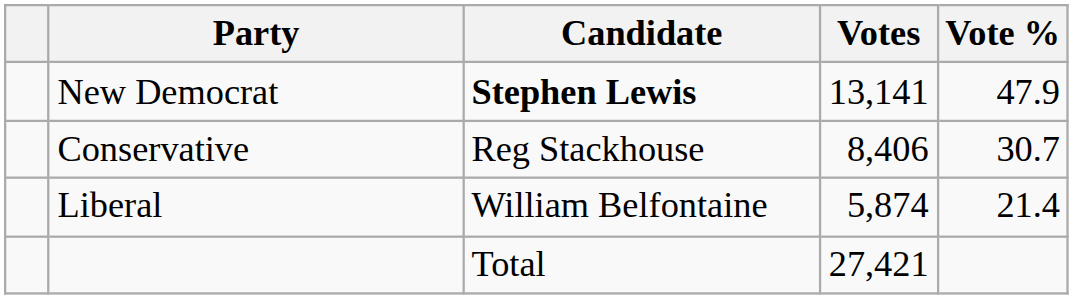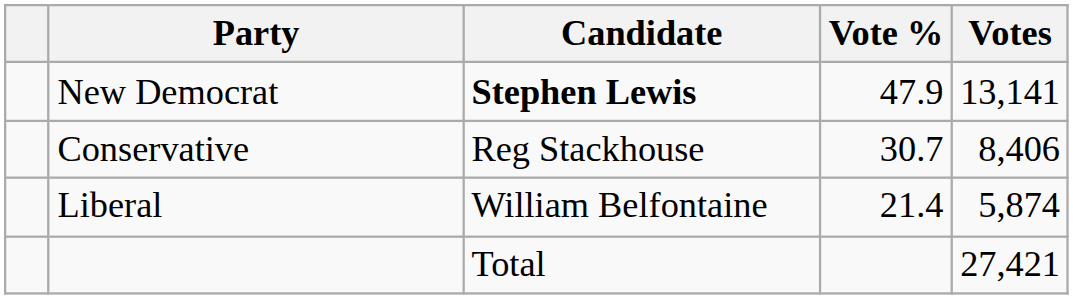columns swapped: (879, 33) <-> (1003, 33)
